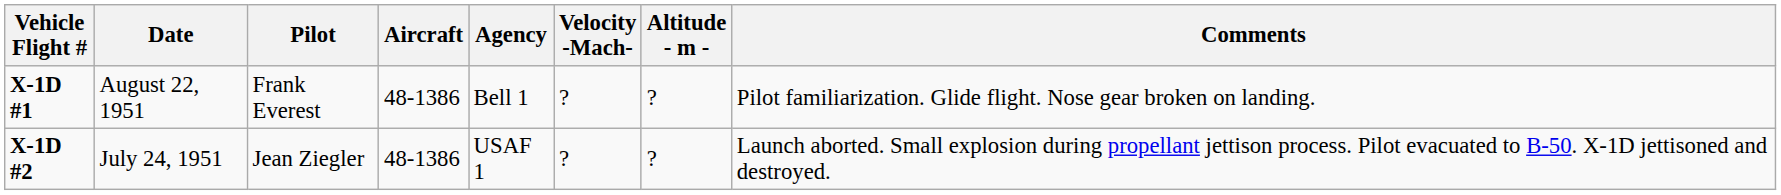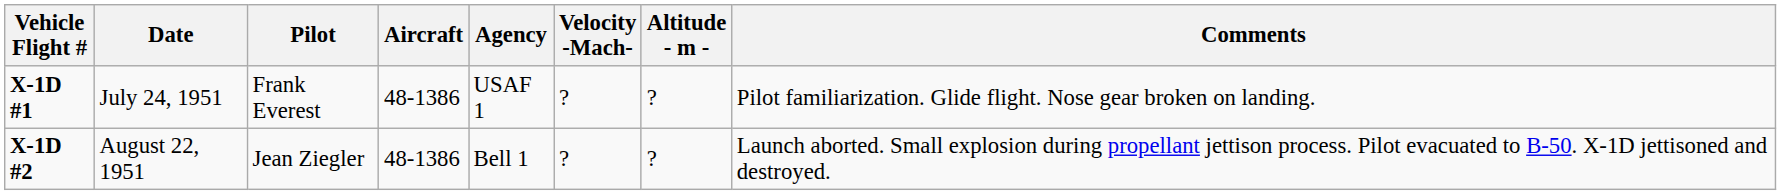(149, 96) August 22, 1951 -> (161, 96) July 24, 1951
(501, 96) Bell 1 -> (503, 96) USAF 1
(161, 158) July 24, 1951 -> (149, 158) August 22, 1951
(503, 158) USAF 1 -> (501, 158) Bell 1
